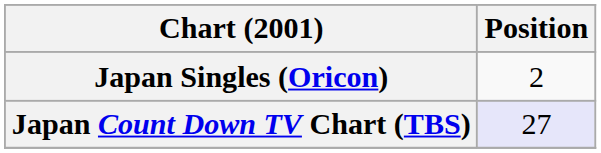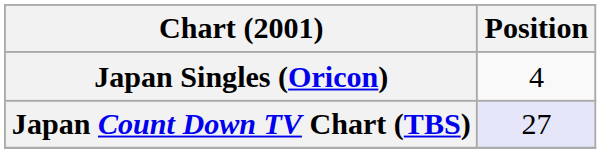(536, 76) 2 -> (536, 76) 4
